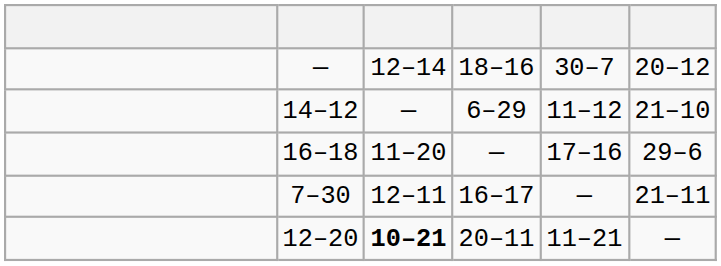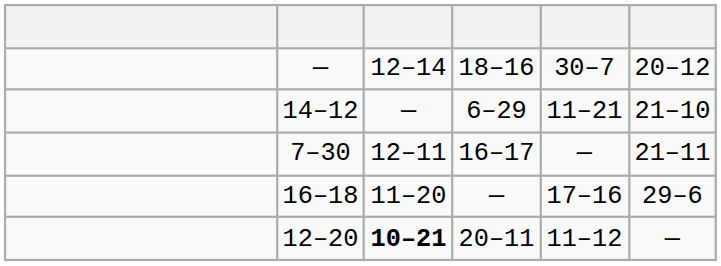(584, 111) 11–12 -> (584, 111) 11–21
rows swapped: (320, 153) <-> (320, 196)
(584, 238) 11–21 -> (584, 238) 11–12
